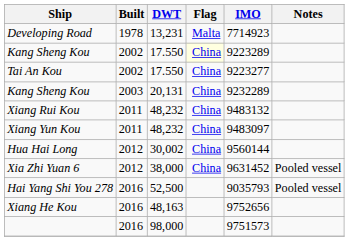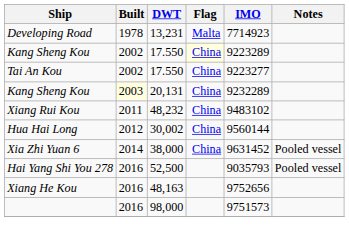(131, 91) no background -> (131, 91) lightyellow background
(248, 110) 9483132 -> (248, 110) 9483102
- row: (44, 129)
(131, 168) 2012 -> (131, 149) 2014
